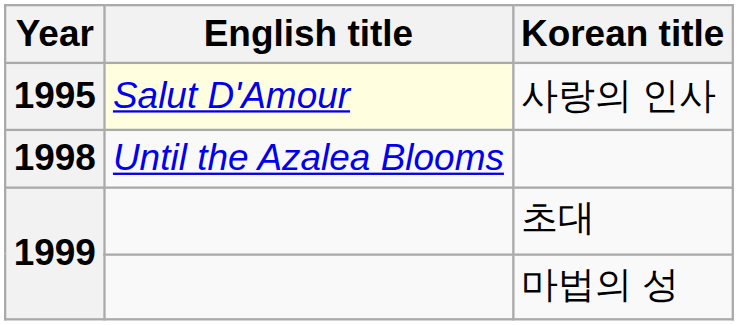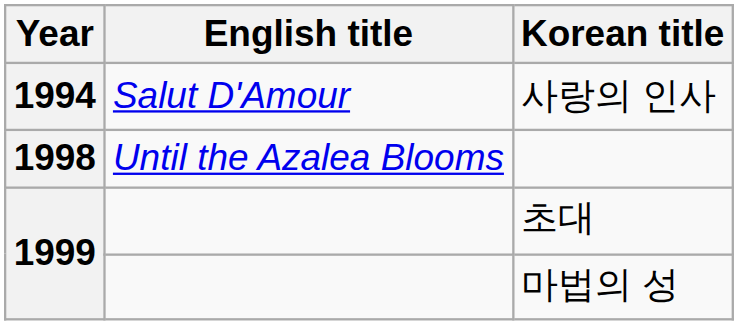(55, 95) 1995 -> (55, 95) 1994
(231, 95) lightyellow background -> (231, 95) no background
